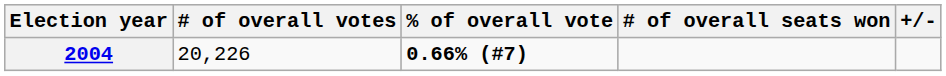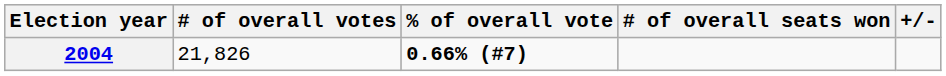(214, 54) 20,226 -> (214, 54) 21,826
